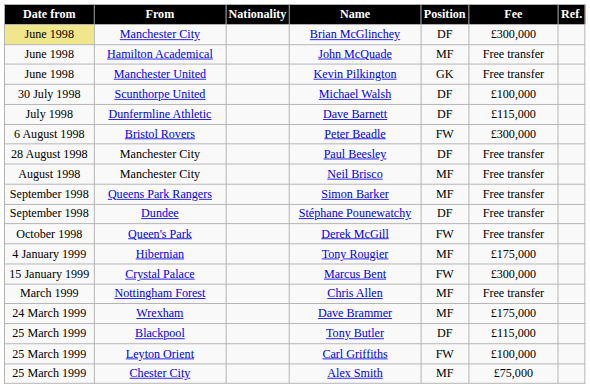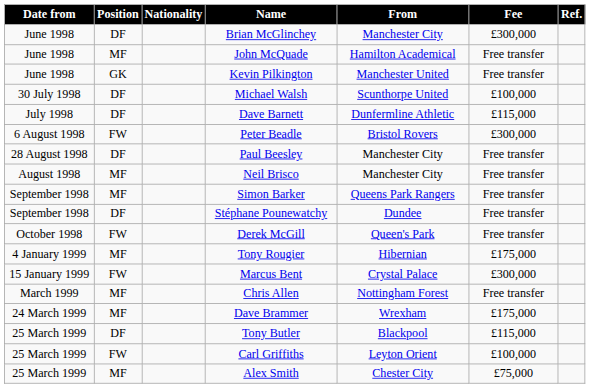columns swapped: (445, 14) <-> (160, 14)
(49, 34) khaki background -> (49, 34) no background
